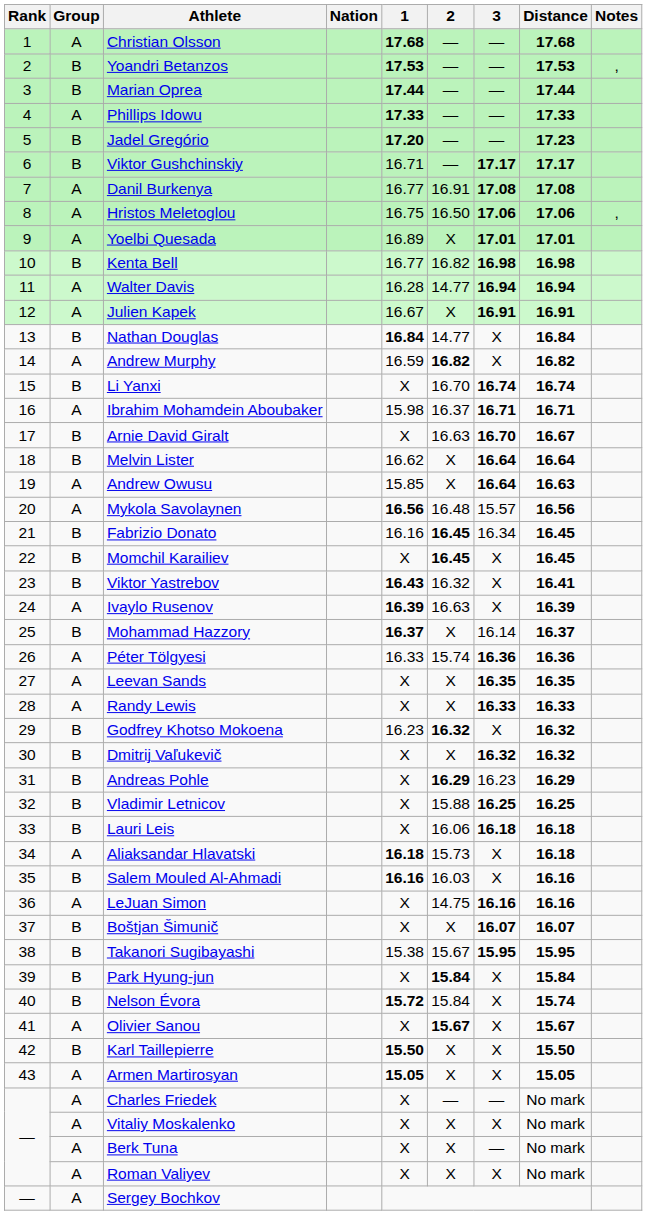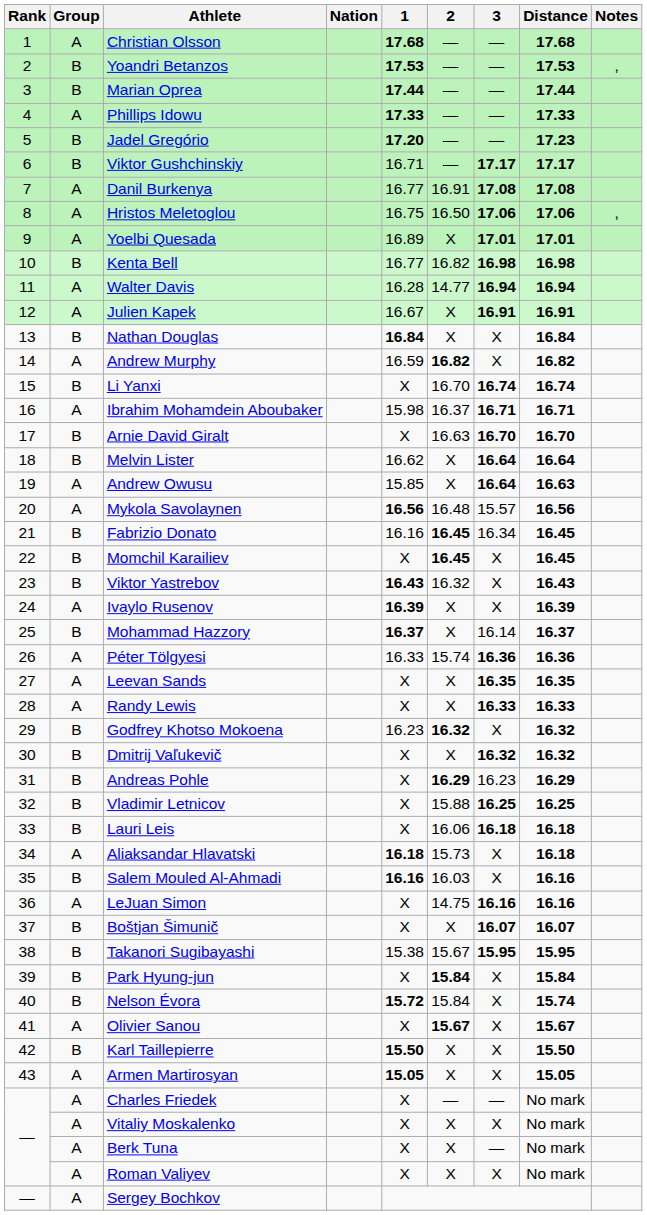(451, 336) 14.77 -> (451, 336) X
(556, 435) 16.67 -> (556, 435) 16.70
(556, 582) 16.41 -> (556, 582) 16.43
(451, 607) 16.63 -> (451, 607) X
